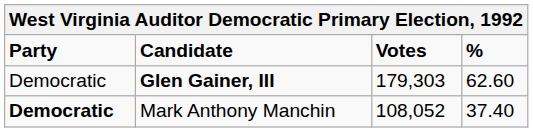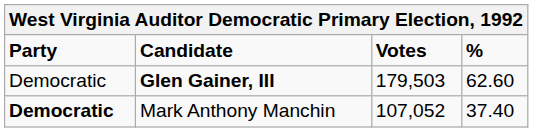(410, 80) 179,303 -> (410, 80) 179,503
(410, 111) 108,052 -> (410, 111) 107,052
